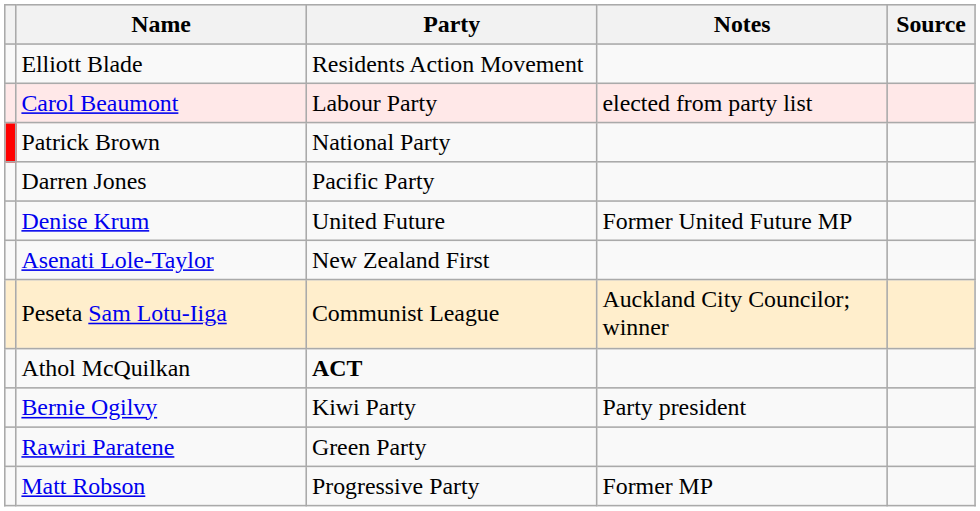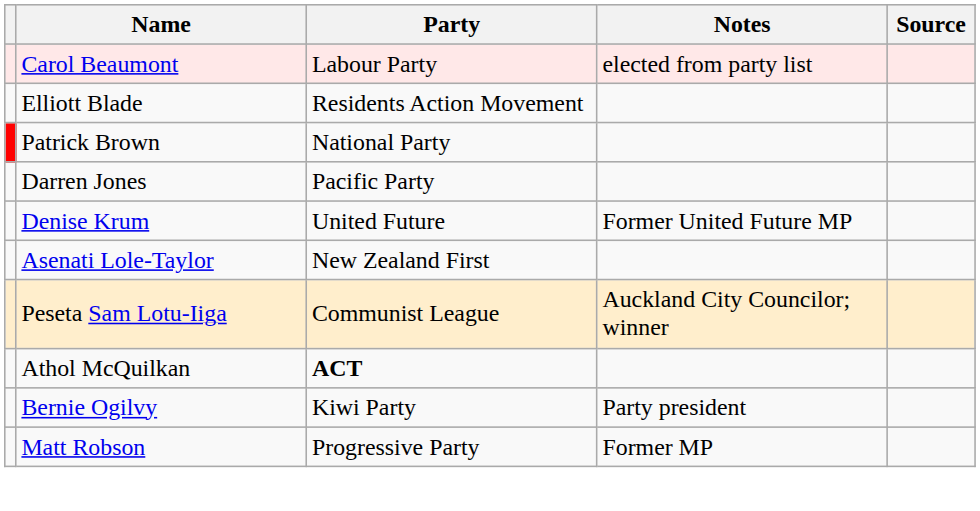rows swapped: (100, 103) <-> (82, 63)
- row: (98, 446)
